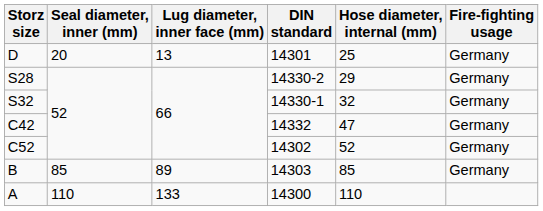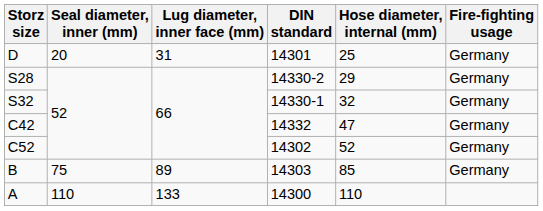(164, 55) 13 -> (164, 55) 31
(59, 170) 85 -> (59, 170) 75
